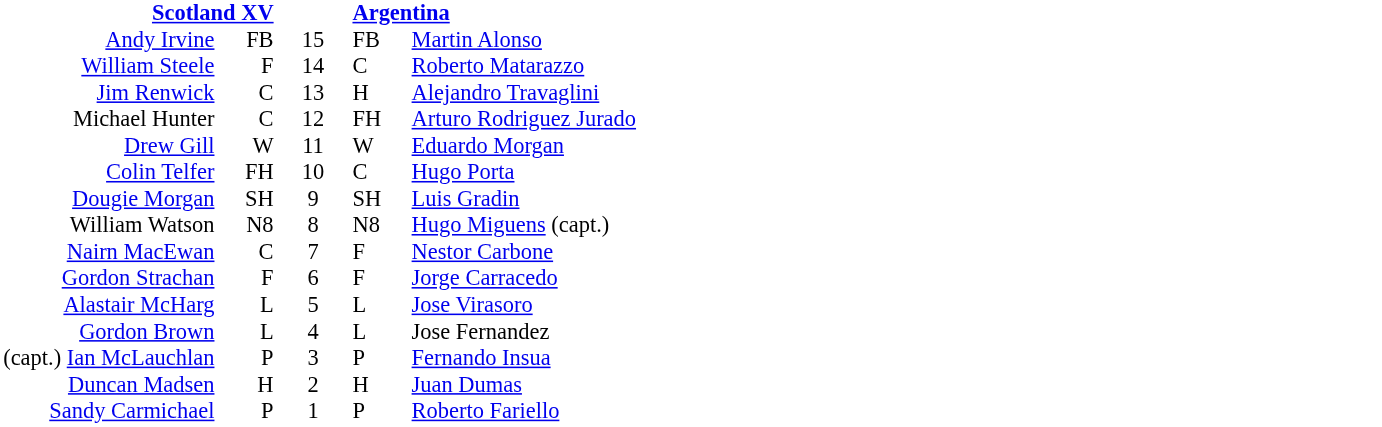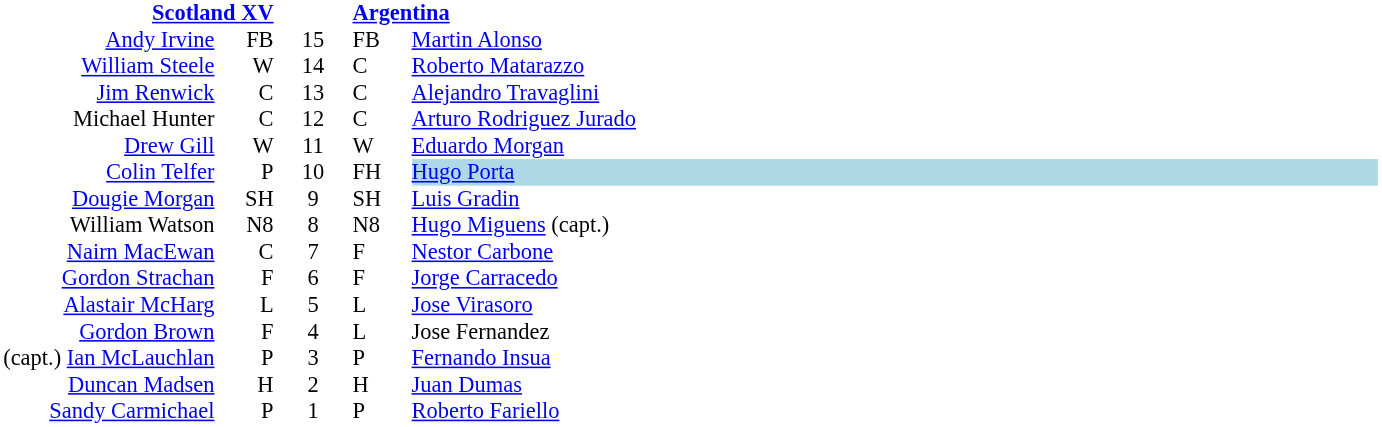(267, 66) F -> (263, 66) W
(361, 92) H -> (360, 92) C
(367, 119) FH -> (360, 119) C
(259, 172) FH -> (267, 172) P
(360, 172) C -> (367, 172) FH
(463, 172) no background -> (463, 172) lightblue background
(267, 331) L -> (267, 331) F
